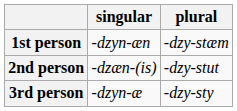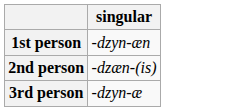- column: (196, 17)
